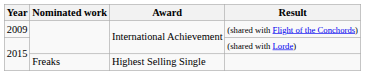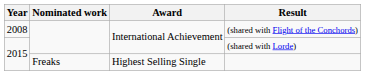(17, 29) 2009 -> (17, 29) 2008
